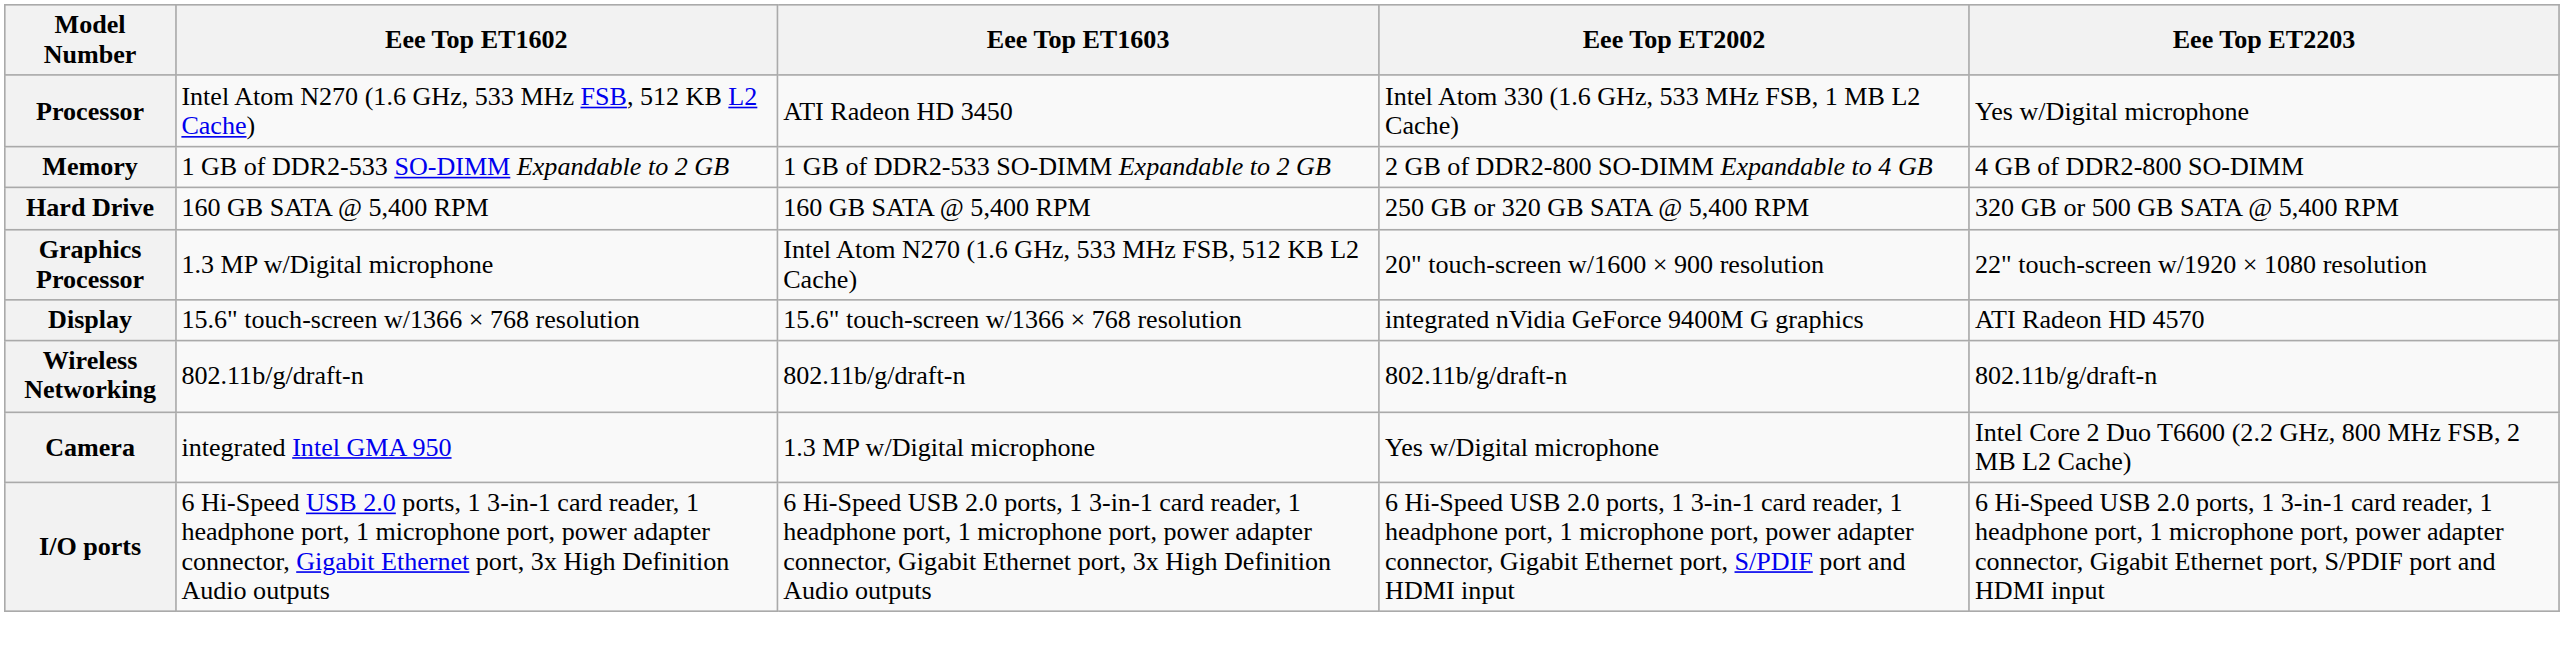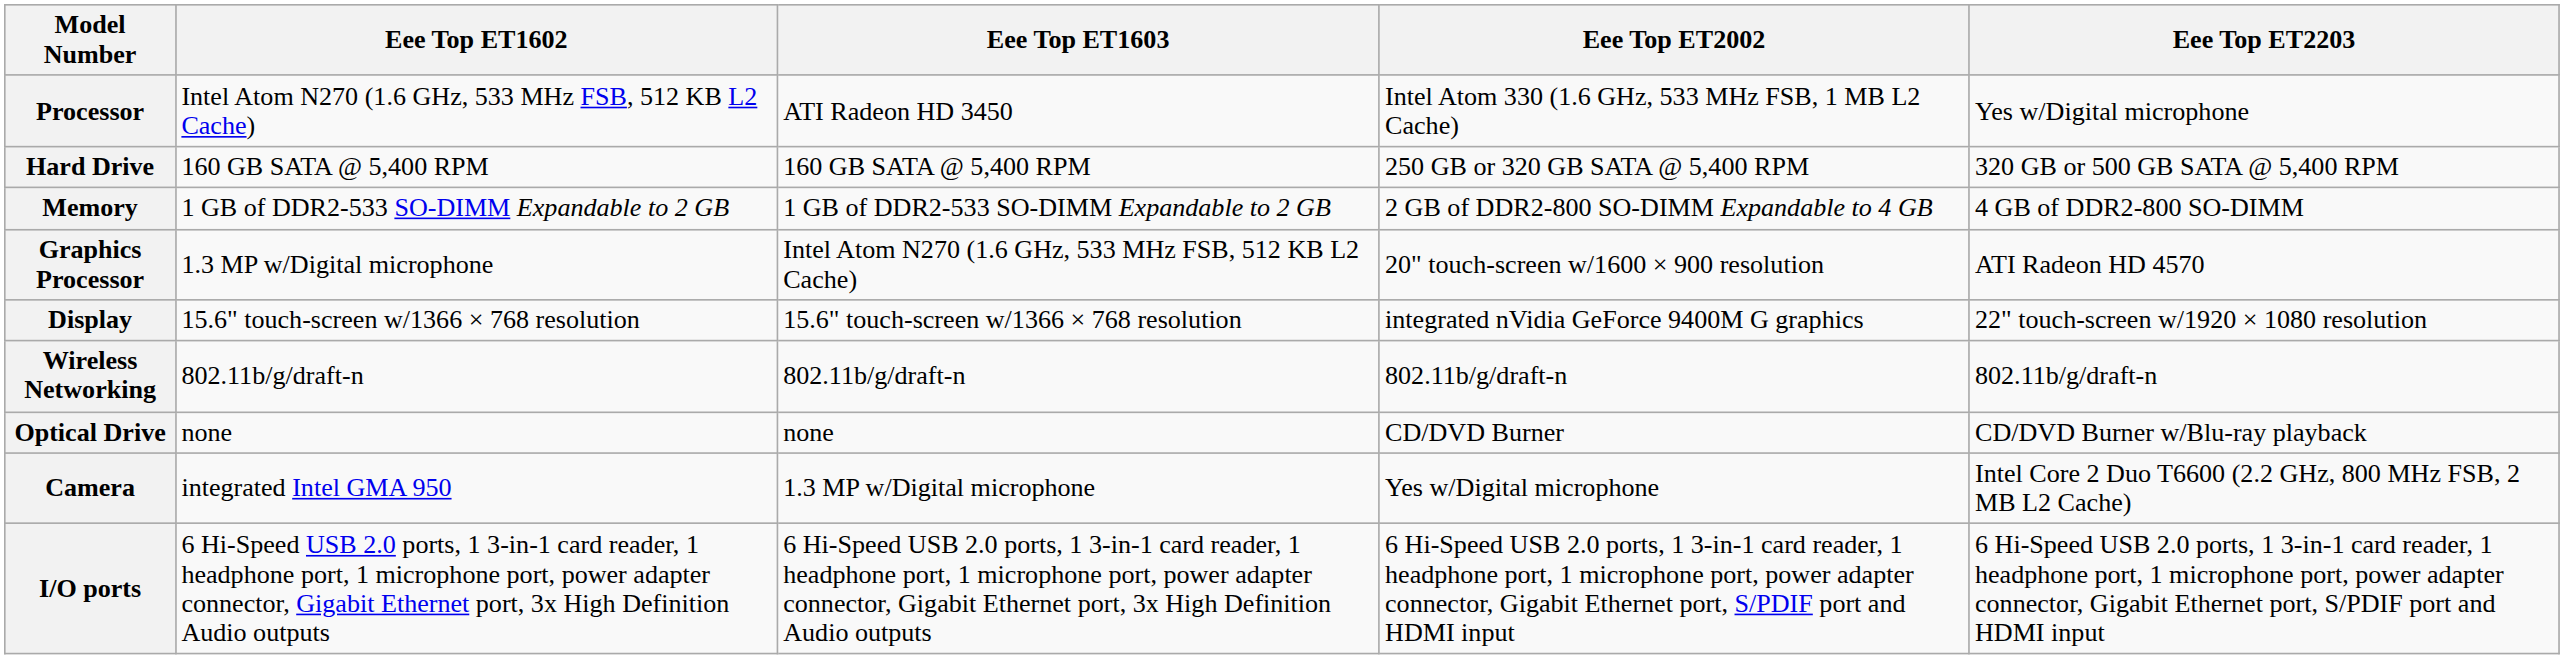rows swapped: (90, 166) <-> (90, 207)
(2201, 263) 22" touch-screen w/1920 × 1080 resolution -> (2090, 263) ATI Radeon HD 4570
(2090, 320) ATI Radeon HD 4570 -> (2201, 320) 22" touch-screen w/1920 × 1080 resolution
+ row: (90, 432)
